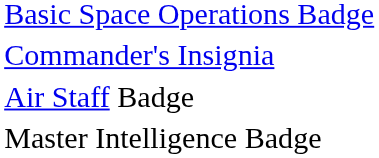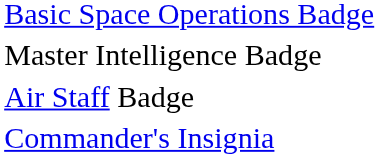rows swapped: (163, 138) <-> (139, 55)
